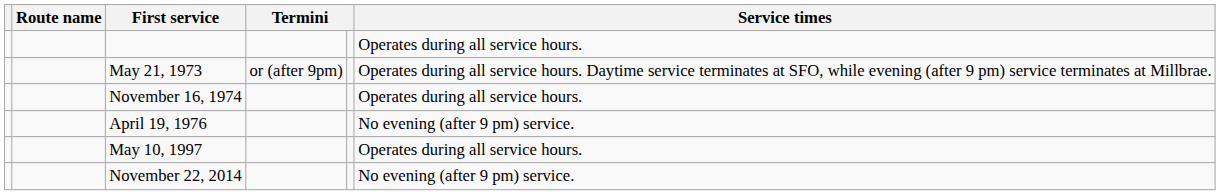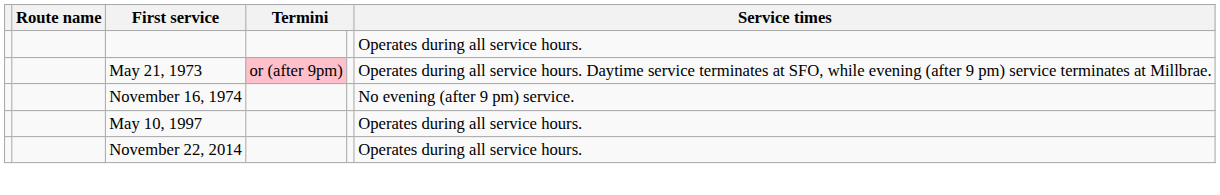(296, 70) no background -> (296, 70) pink background
(470, 96) Operates during all service hours. -> (466, 96) No evening (after 9 pm) service.
- row: (158, 123)
(466, 176) No evening (after 9 pm) service. -> (470, 149) Operates during all service hours.
